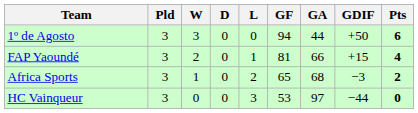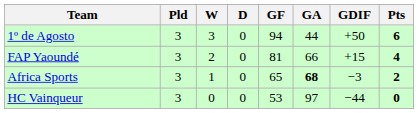- column: (254, 14)
(318, 77) normal -> (312, 77) bold
